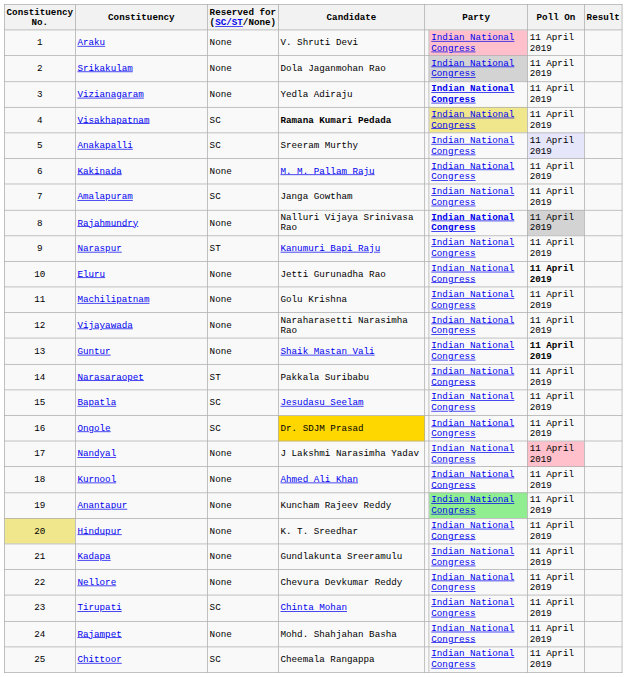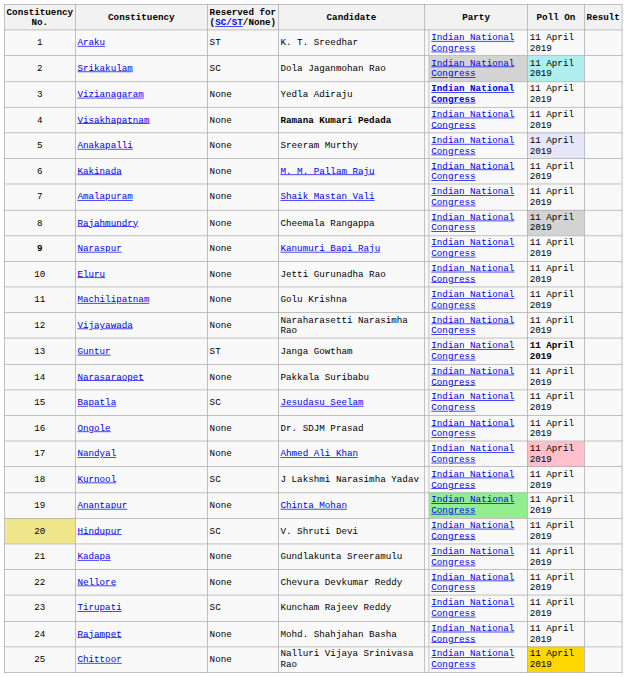(221, 43) None -> (215, 43) ST
(319, 43) V. Shruti Devi -> (319, 43) K. T. Sreedhar
(473, 43) pink background -> (473, 43) no background
(221, 69) None -> (215, 69) SC
(552, 69) no background -> (552, 69) paleturquoise background
(215, 120) SC -> (221, 120) None
(473, 120) khaki background -> (473, 120) no background
(215, 146) SC -> (221, 146) None
(215, 197) SC -> (221, 197) None
(316, 197) Janga Gowtham -> (328, 197) Shaik Mastan Vali
(347, 223) Nalluri Vijaya Srinivasa Rao -> (328, 223) Cheemala Rangappa
(473, 223) bold -> (473, 223) normal
(40, 248) normal -> (40, 248) bold
(215, 248) ST -> (221, 248) None
(552, 274) bold -> (552, 274) normal
(221, 351) None -> (215, 351) ST
(328, 351) Shaik Mastan Vali -> (316, 351) Janga Gowtham
(215, 377) ST -> (221, 377) None
(215, 428) SC -> (221, 428) None
(322, 428) gold background -> (322, 428) no background
(350, 454) J Lakshmi Narasimha Yadav -> (319, 454) Ahmed Ali Khan
(221, 480) None -> (215, 480) SC
(319, 480) Ahmed Ali Khan -> (350, 480) J Lakshmi Narasimha Yadav
(336, 505) Kuncham Rajeev Reddy -> (314, 505) Chinta Mohan
(221, 531) None -> (215, 531) SC
(319, 531) K. T. Sreedhar -> (319, 531) V. Shruti Devi
(314, 608) Chinta Mohan -> (336, 608) Kuncham Rajeev Reddy
(215, 660) SC -> (221, 660) None
(328, 660) Cheemala Rangappa -> (347, 660) Nalluri Vijaya Srinivasa Rao
(552, 660) no background -> (552, 660) gold background
